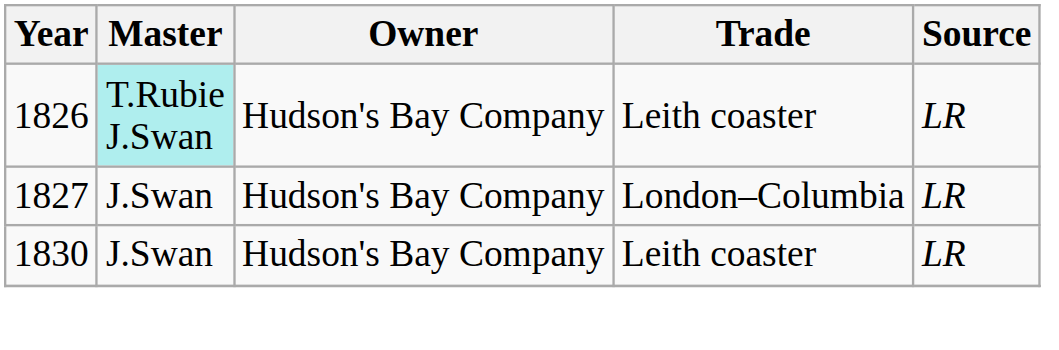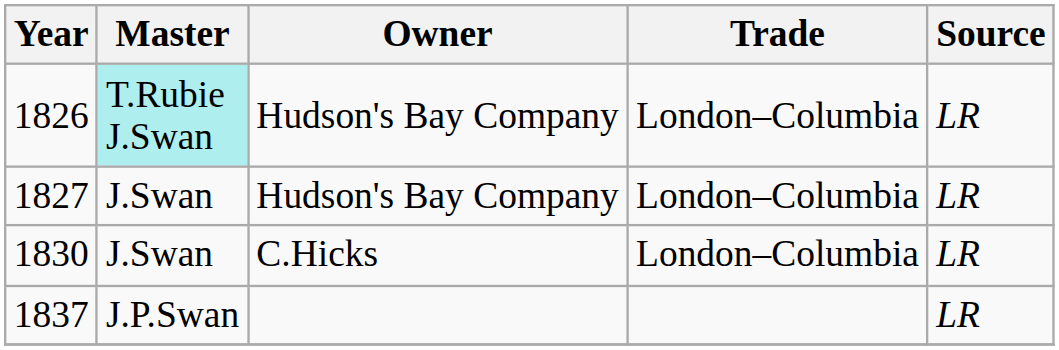(719, 114) Leith coaster -> (777, 114) London–Columbia
(423, 254) Hudson's Bay Company -> (317, 254) C.Hicks
(719, 254) Leith coaster -> (777, 254) London–Columbia
+ row: (51, 313)
